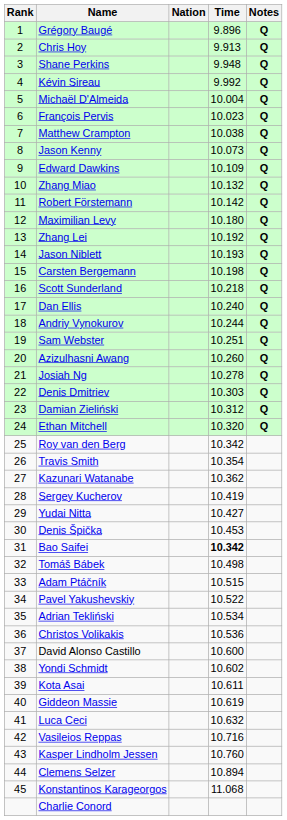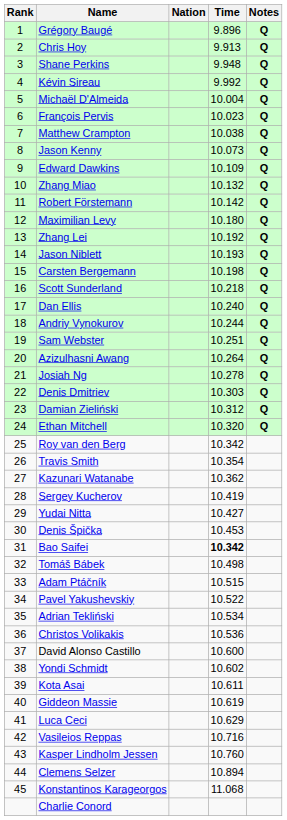(227, 358) 10.260 -> (227, 358) 10.264
(227, 720) 10.632 -> (227, 720) 10.629
